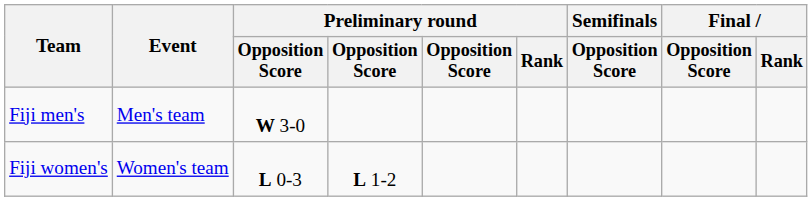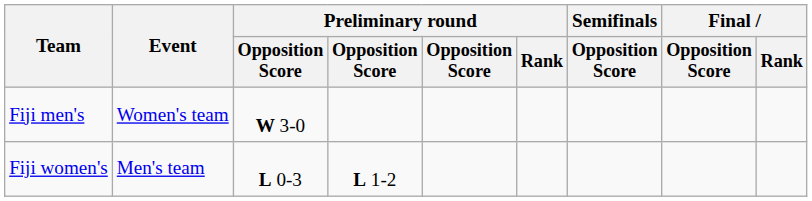(161, 114) Men's team -> (173, 114) Women's team
(173, 168) Women's team -> (161, 168) Men's team
